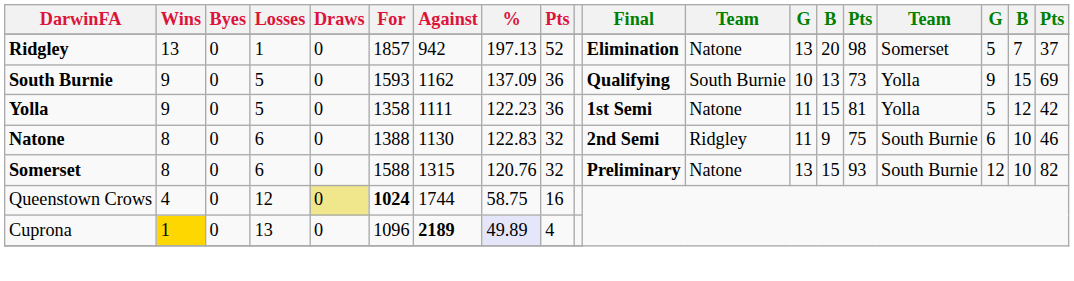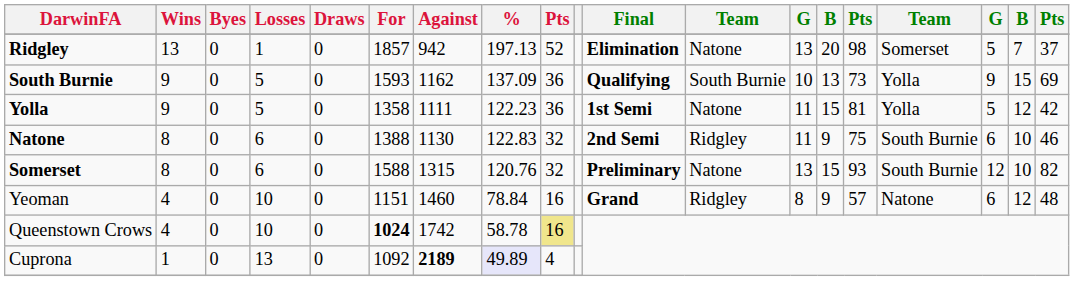+ row: (39, 199)
(264, 199) 12 -> (264, 229) 10
(318, 199) khaki background -> (318, 229) no background
(436, 199) 1744 -> (436, 229) 1742
(507, 199) 58.75 -> (507, 229) 58.78
(554, 199) no background -> (554, 229) khaki background
(165, 229) gold background -> (165, 259) no background
(391, 229) 1096 -> (391, 259) 1092
